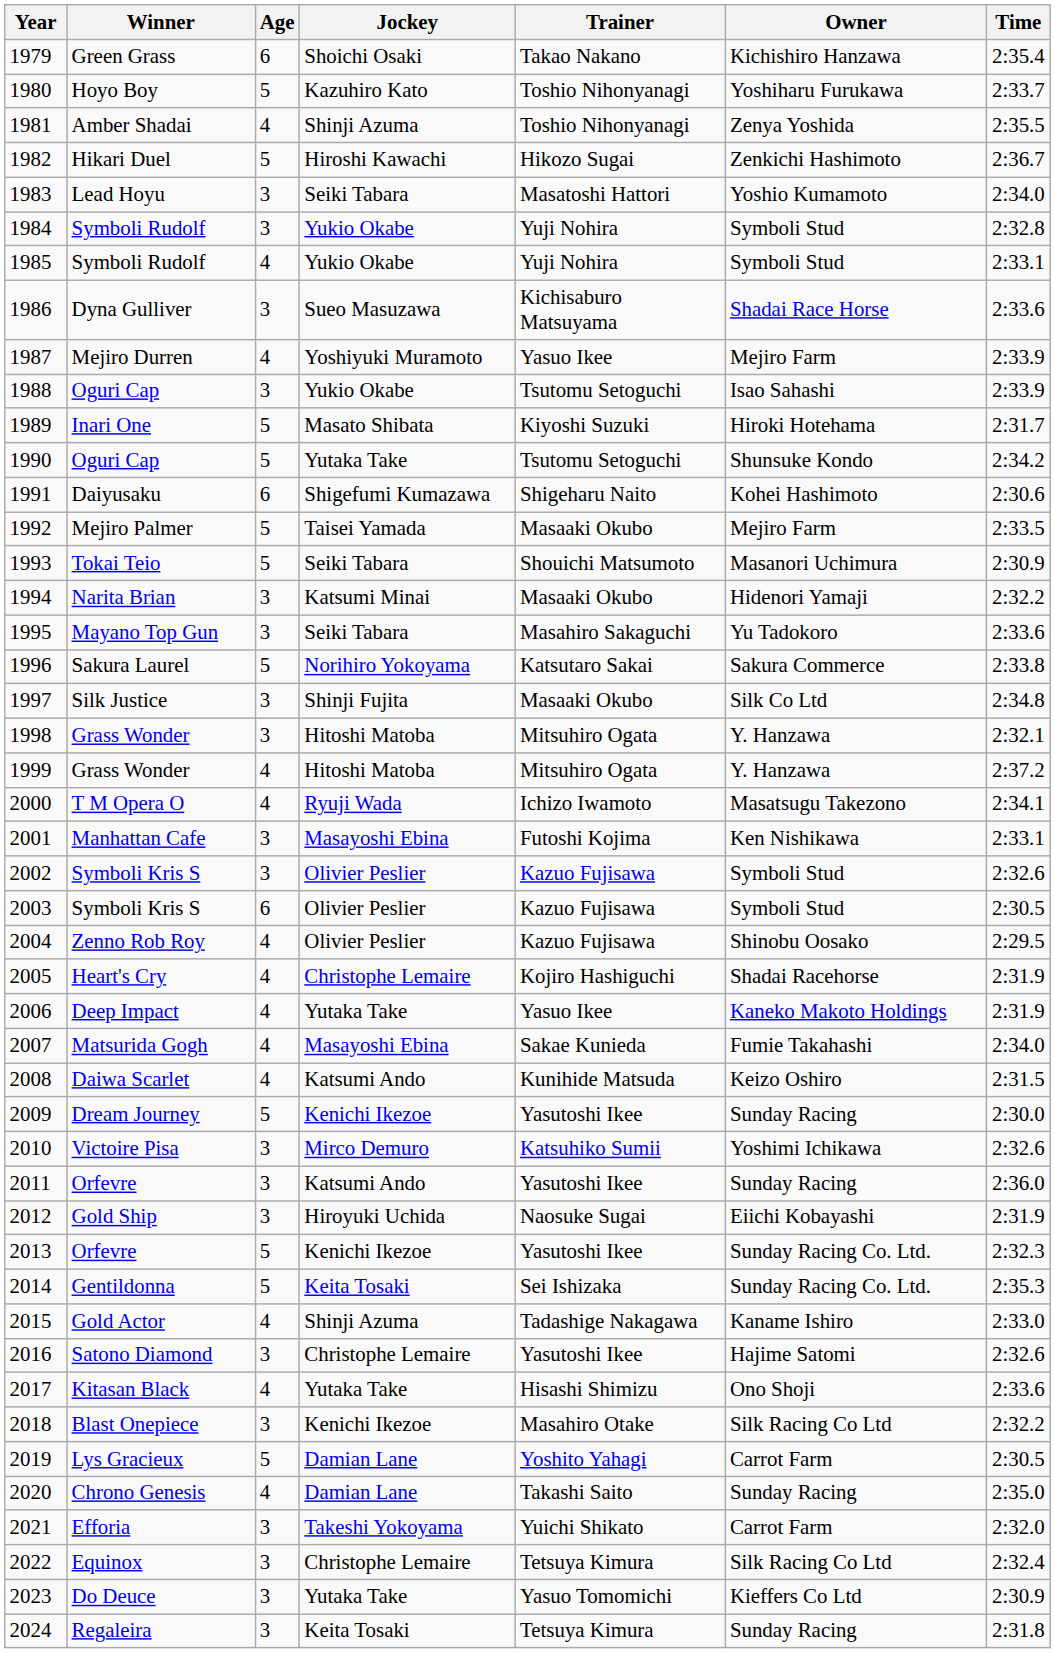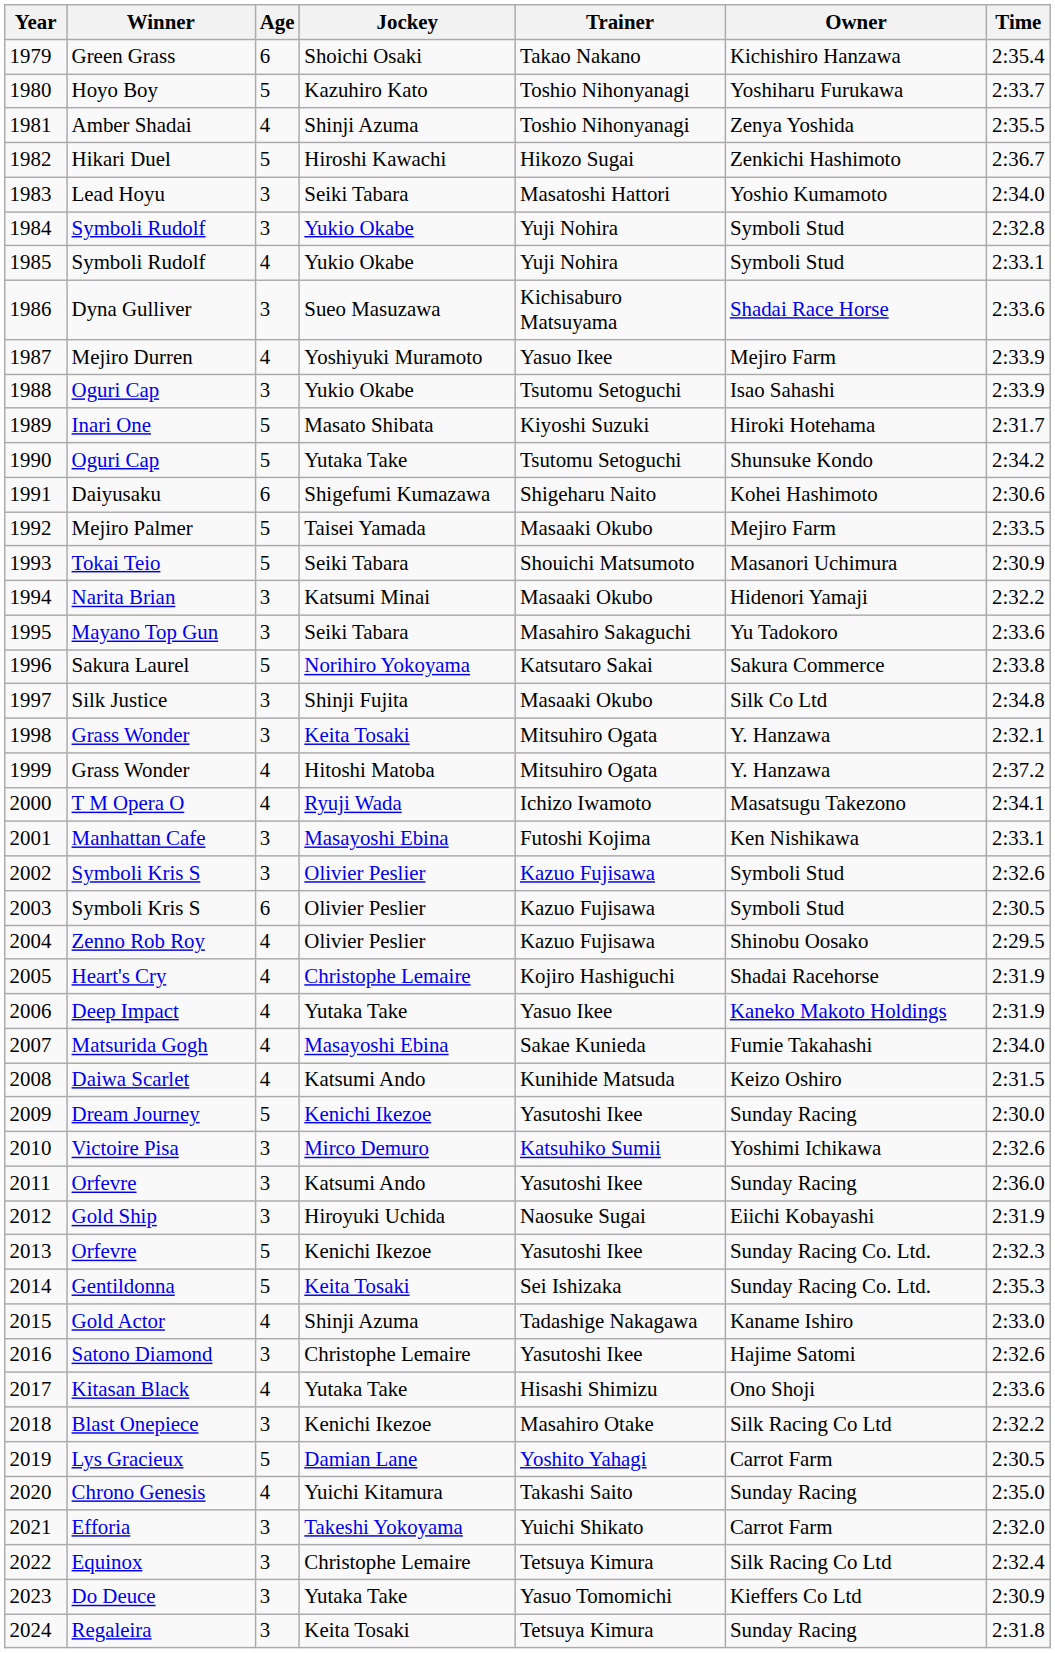(370, 735) Hitoshi Matoba -> (357, 735) Keita Tosaki
(361, 1493) Damian Lane -> (374, 1493) Yuichi Kitamura
